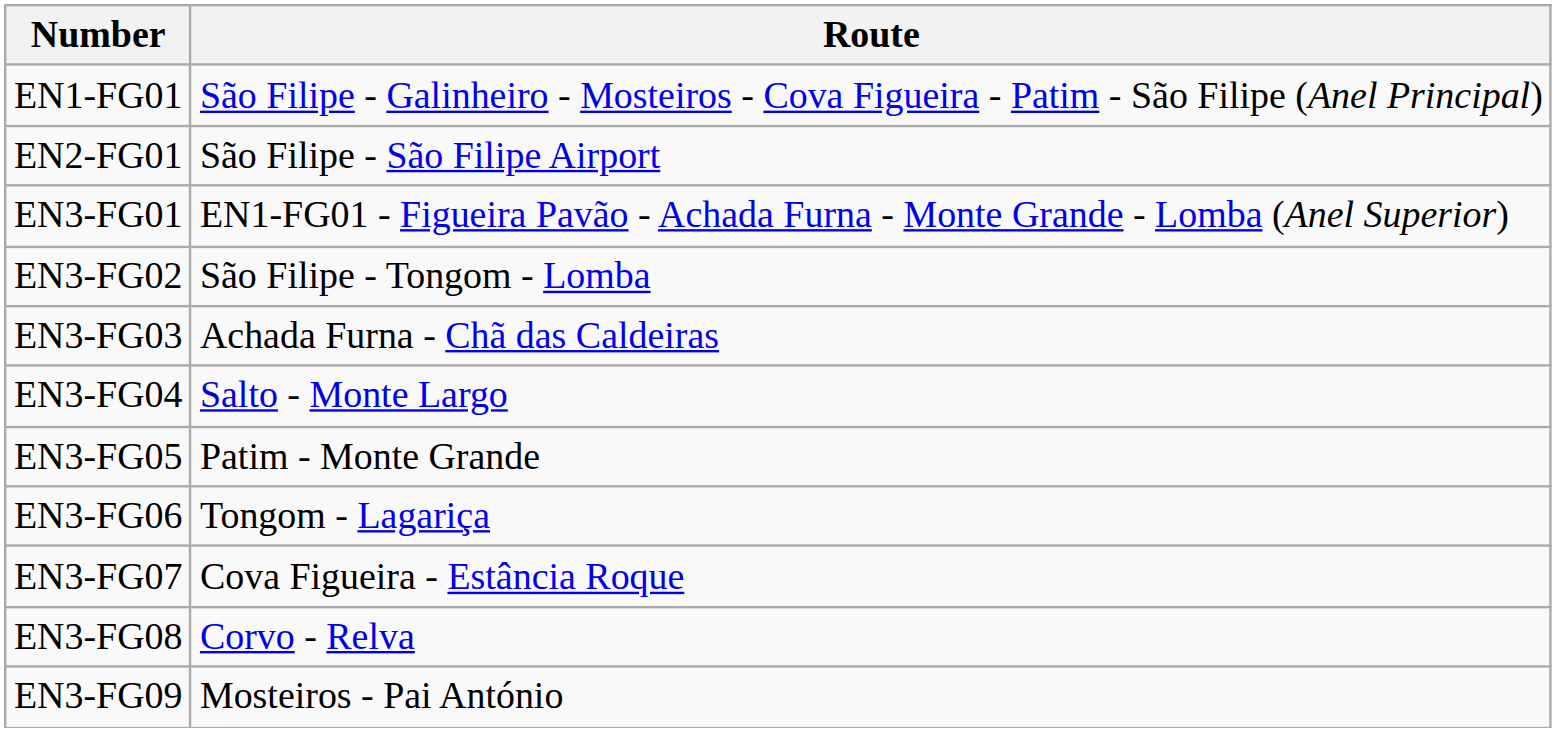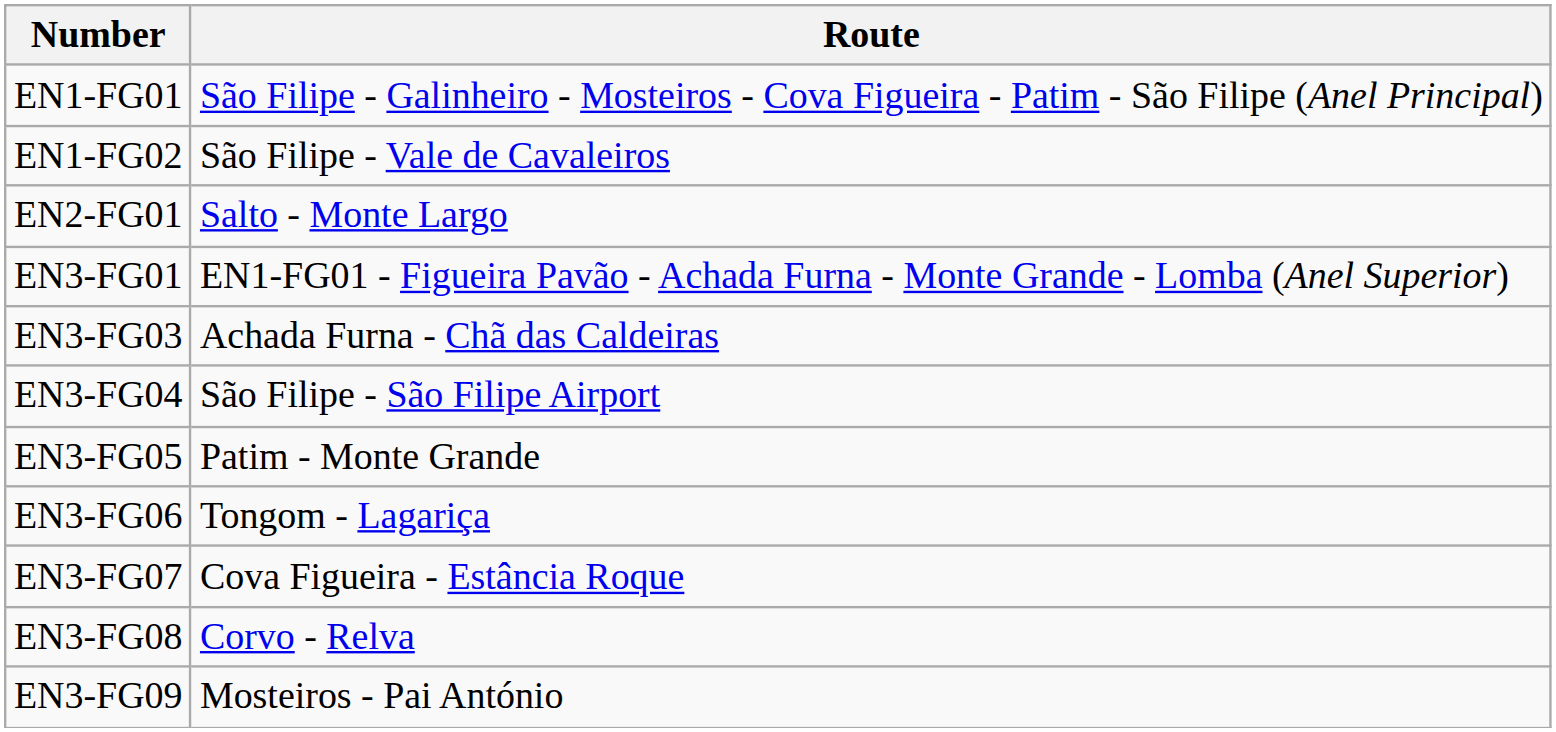+ row: (98, 154)
(430, 154) São Filipe - São Filipe Airport -> (354, 214) Salto - Monte Largo
- row: (98, 275)
(354, 395) Salto - Monte Largo -> (430, 395) São Filipe - São Filipe Airport
